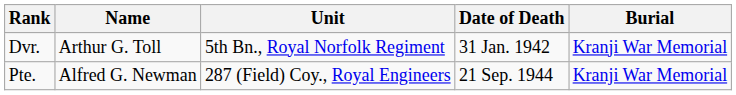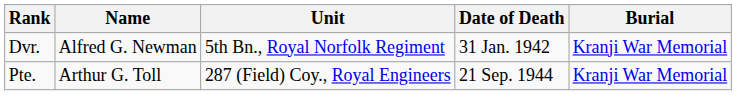(110, 47) Arthur G. Toll -> (128, 47) Alfred G. Newman
(128, 75) Alfred G. Newman -> (110, 75) Arthur G. Toll
